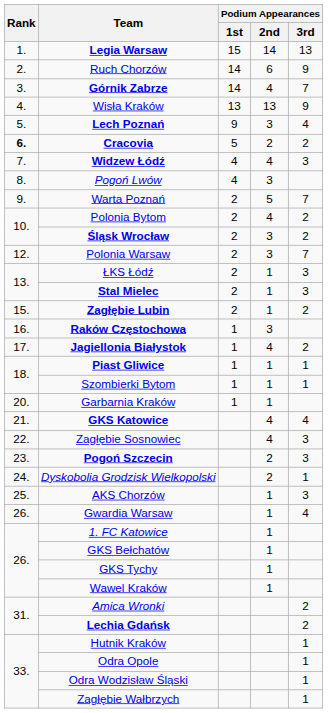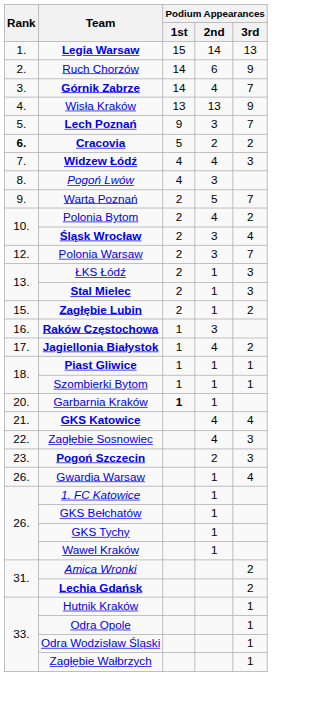(306, 124) 4 -> (250, 124) 7
(306, 236) 2 -> (250, 236) 4
(234, 402) normal -> (179, 402) bold
- row: (128, 476)
- row: (128, 495)
